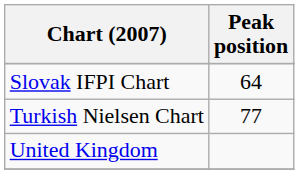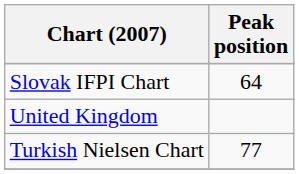rows swapped: (107, 116) <-> (84, 150)
